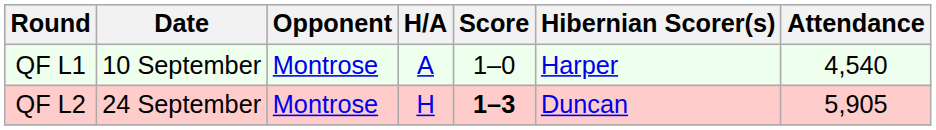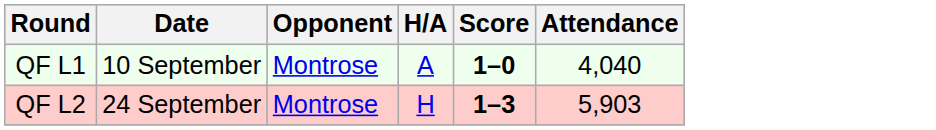- column: (658, 24)
(494, 64) normal -> (494, 64) bold
(856, 64) 4,540 -> (610, 64) 4,040
(856, 104) 5,905 -> (610, 104) 5,903
